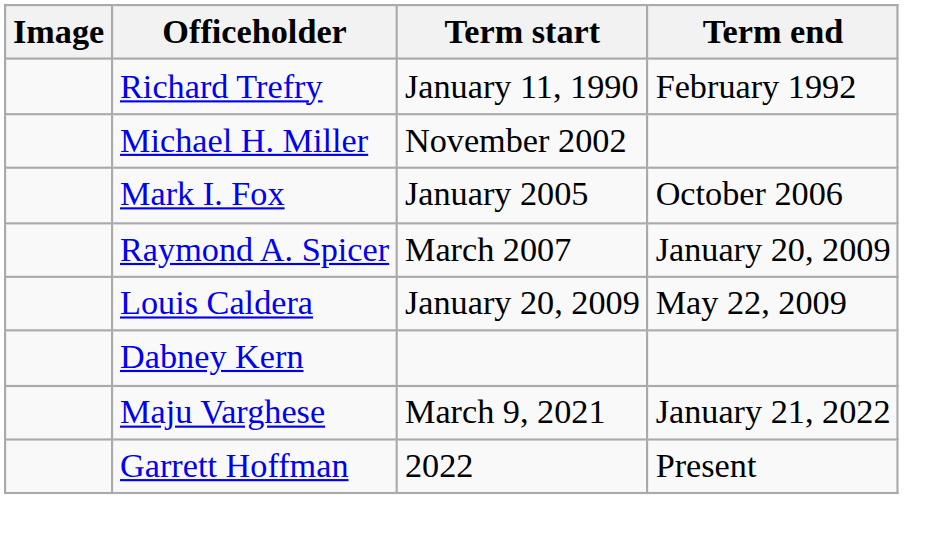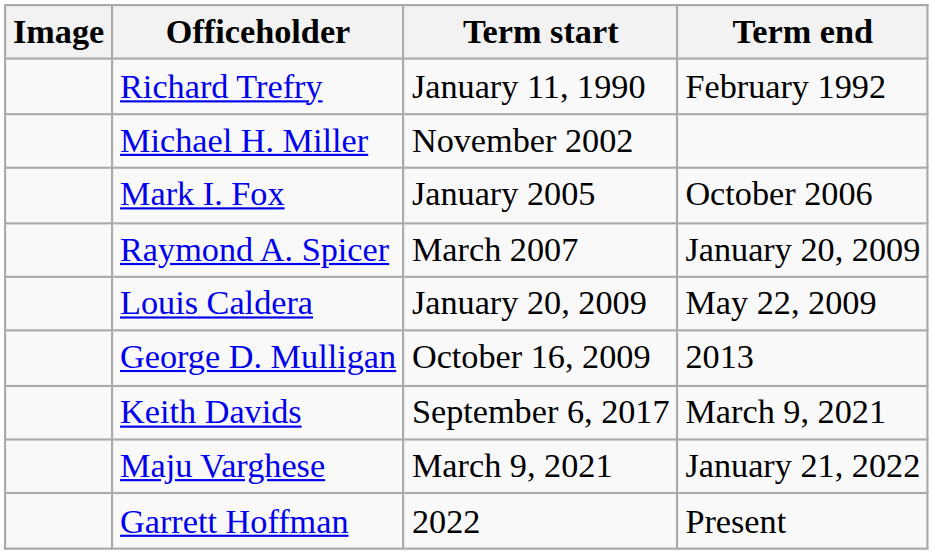+ row: (258, 357)
- row: (212, 357)
+ row: (211, 411)
